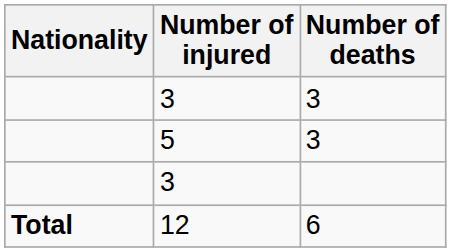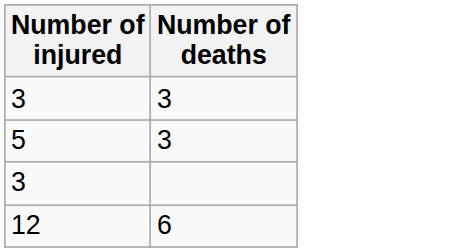- column: (79, 40)
